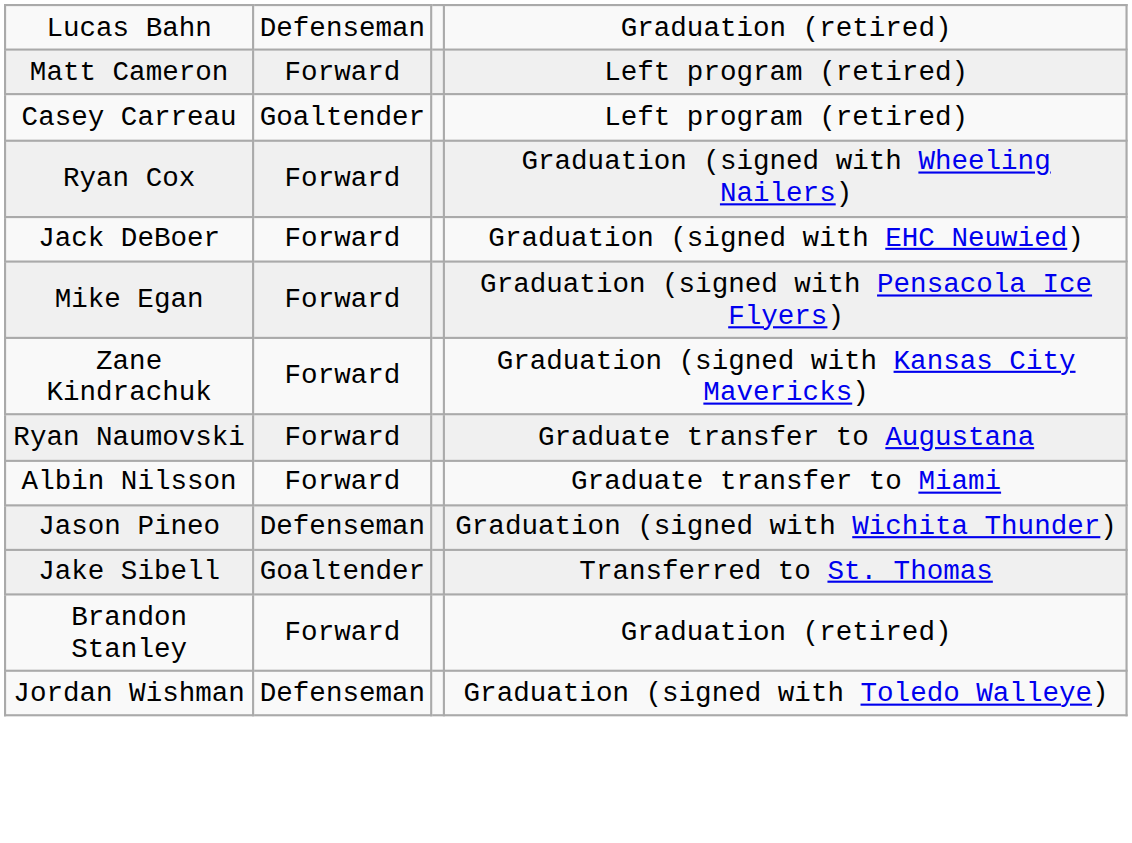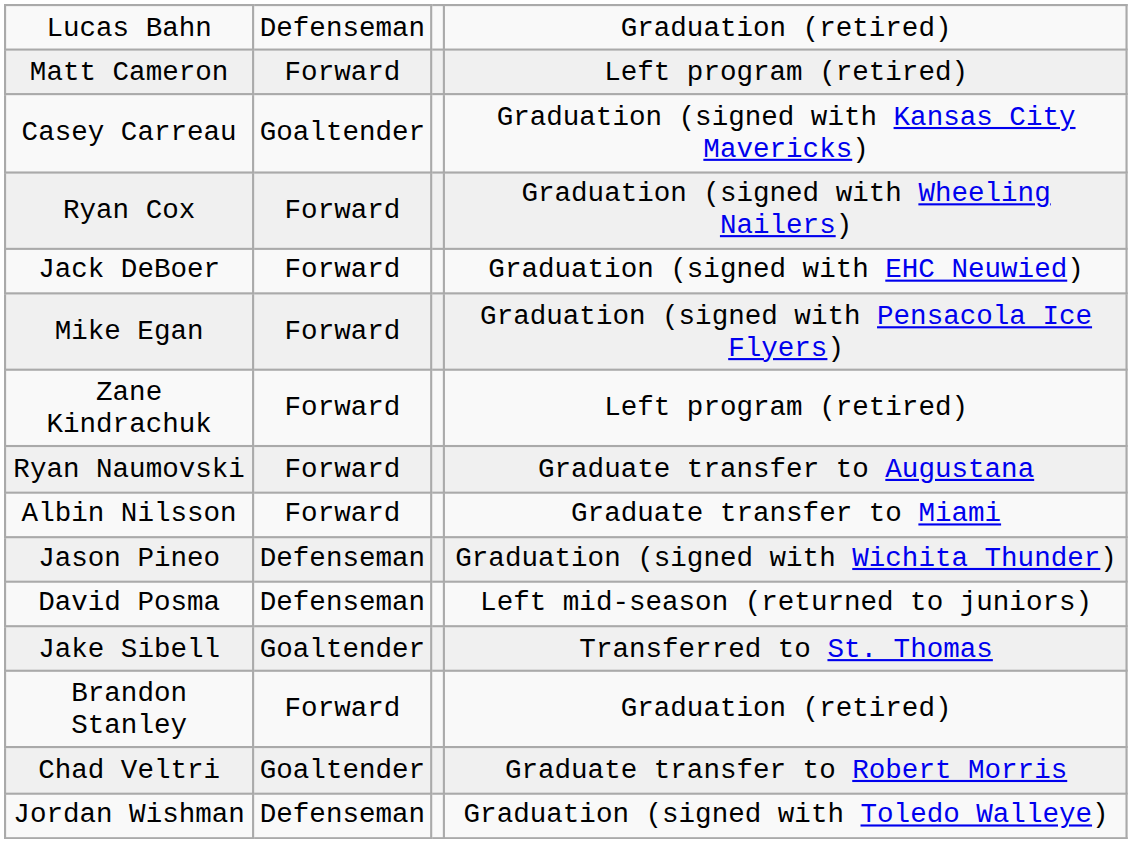(786, 117) Left program (retired) -> (786, 133) Graduation (signed with Kansas City Mavericks)
(786, 377) Graduation (signed with Kansas City Mavericks) -> (786, 408) Left program (retired)
+ row: (129, 604)
+ row: (129, 770)
